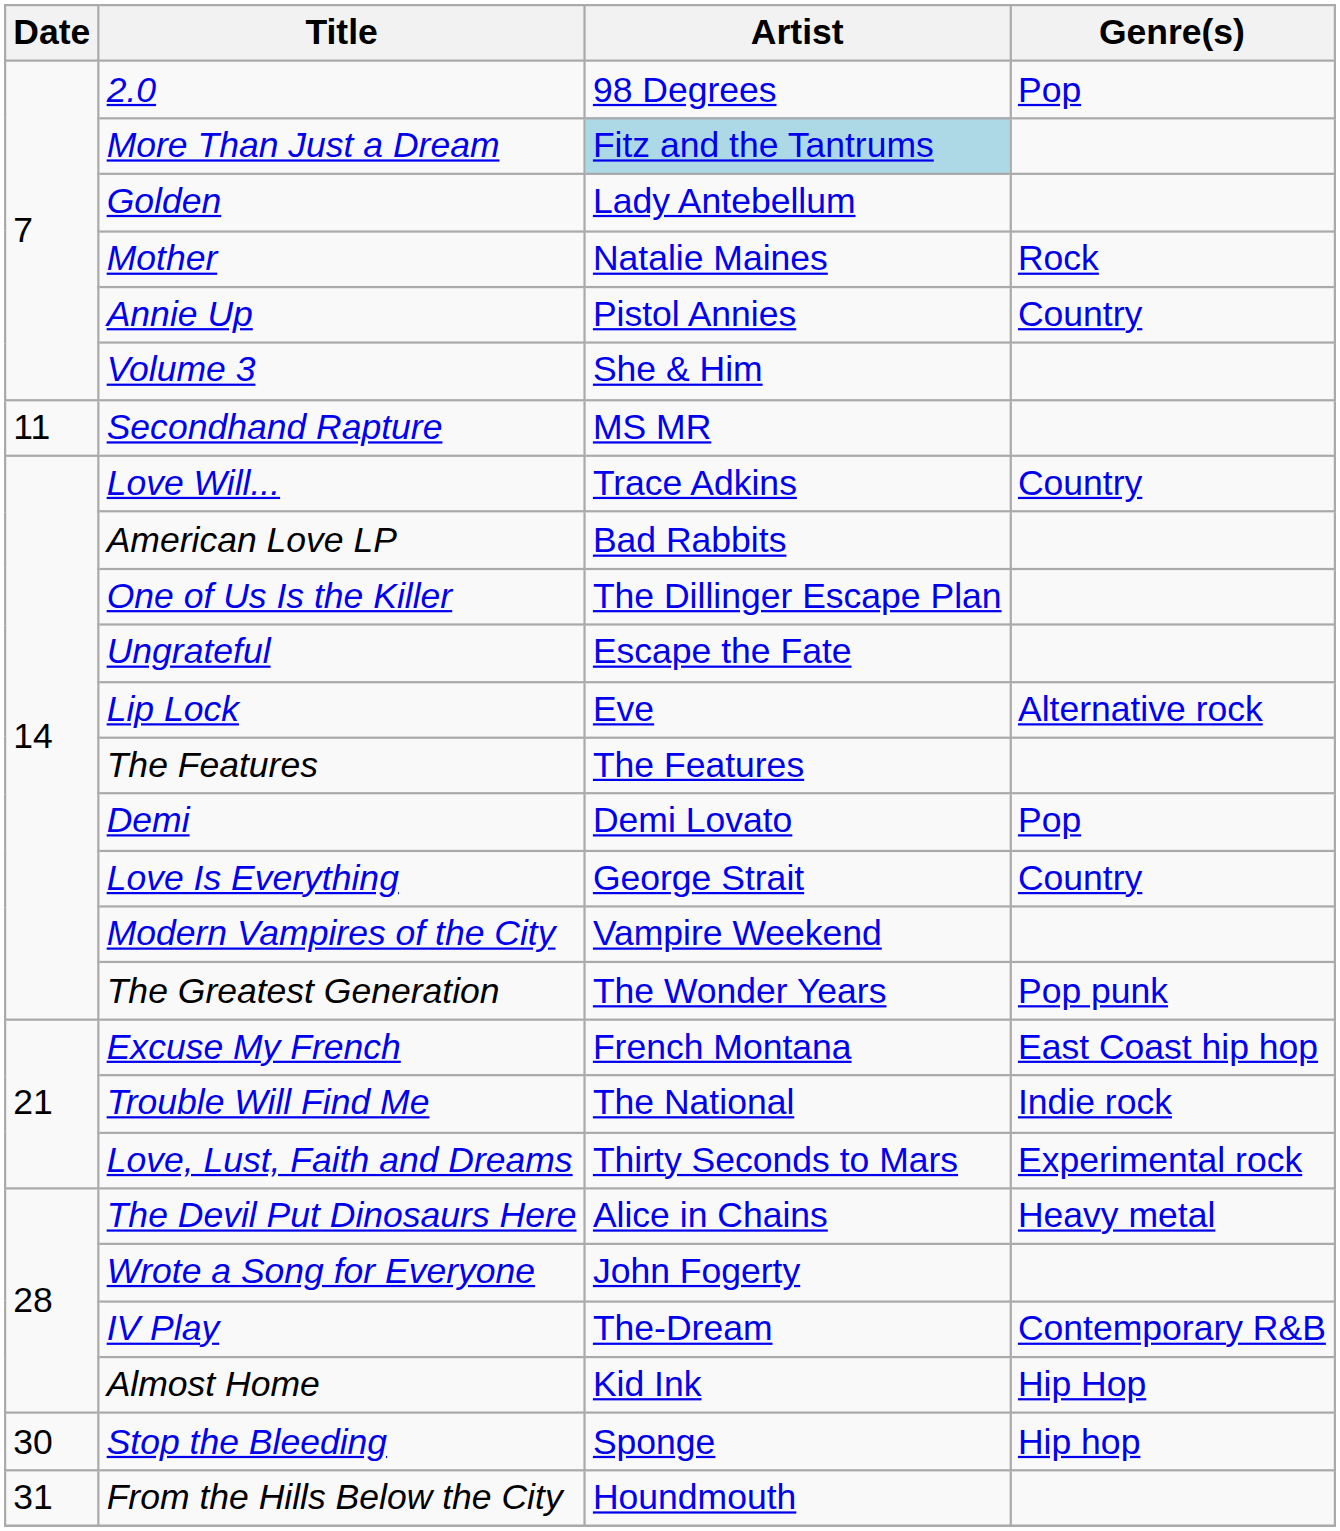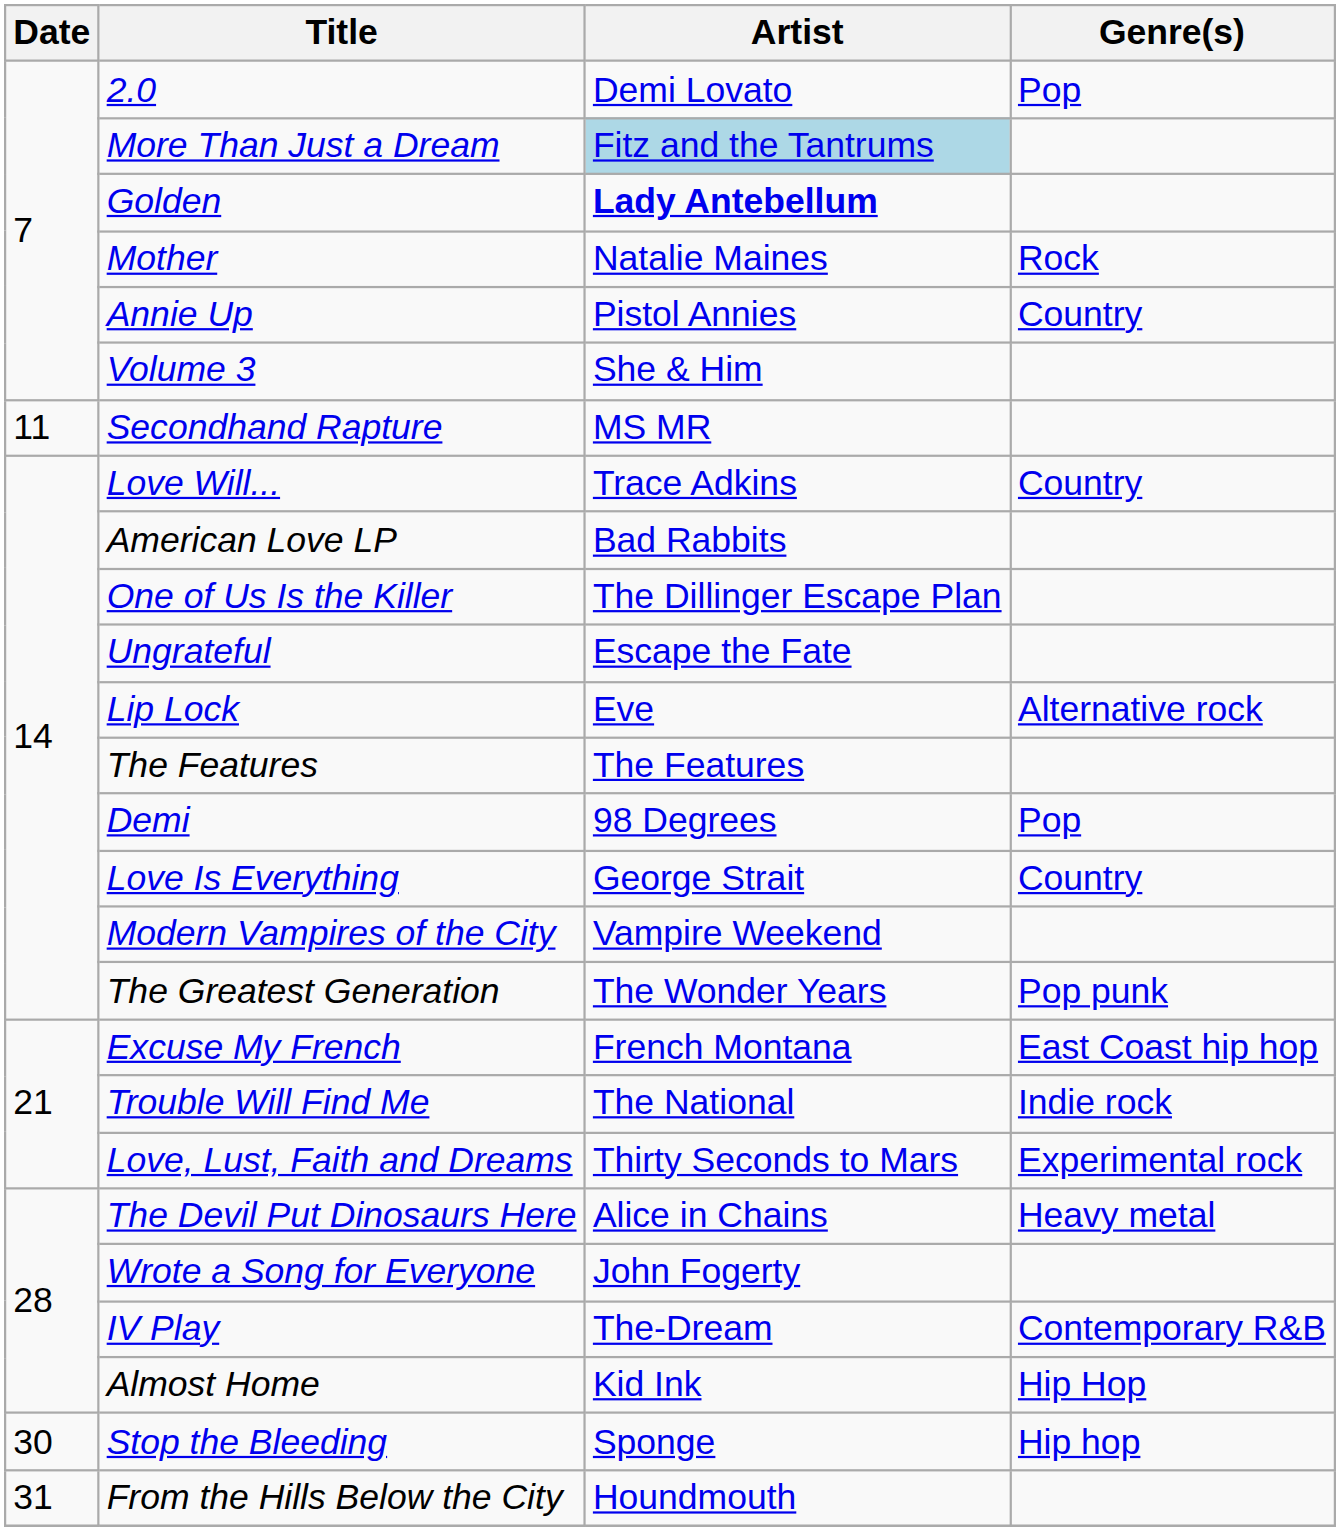(685, 88) 98 Degrees -> (693, 88) Demi Lovato
(724, 201) normal -> (735, 201) bold
(693, 821) Demi Lovato -> (685, 821) 98 Degrees
